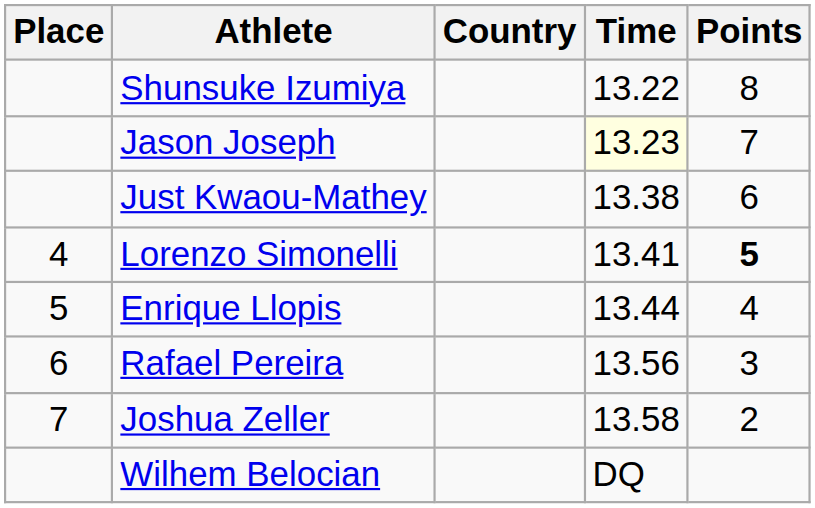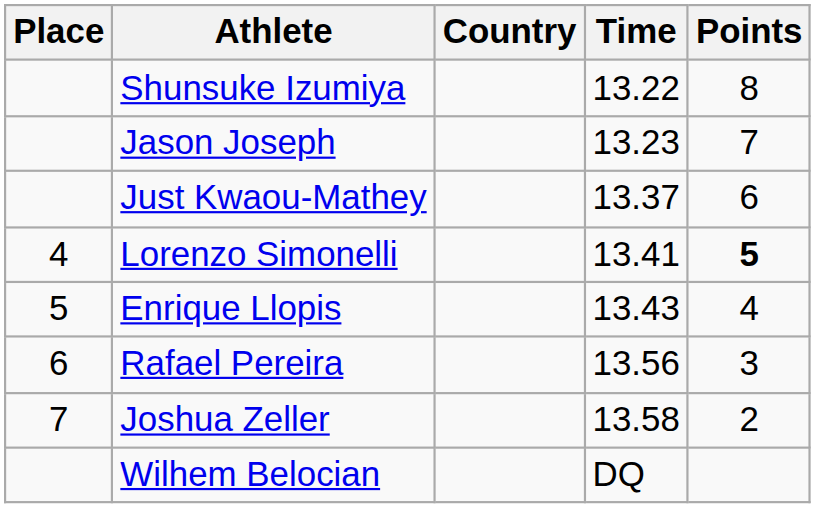(636, 142) lightyellow background -> (636, 142) no background
(636, 198) 13.38 -> (636, 198) 13.37
(636, 308) 13.44 -> (636, 308) 13.43
